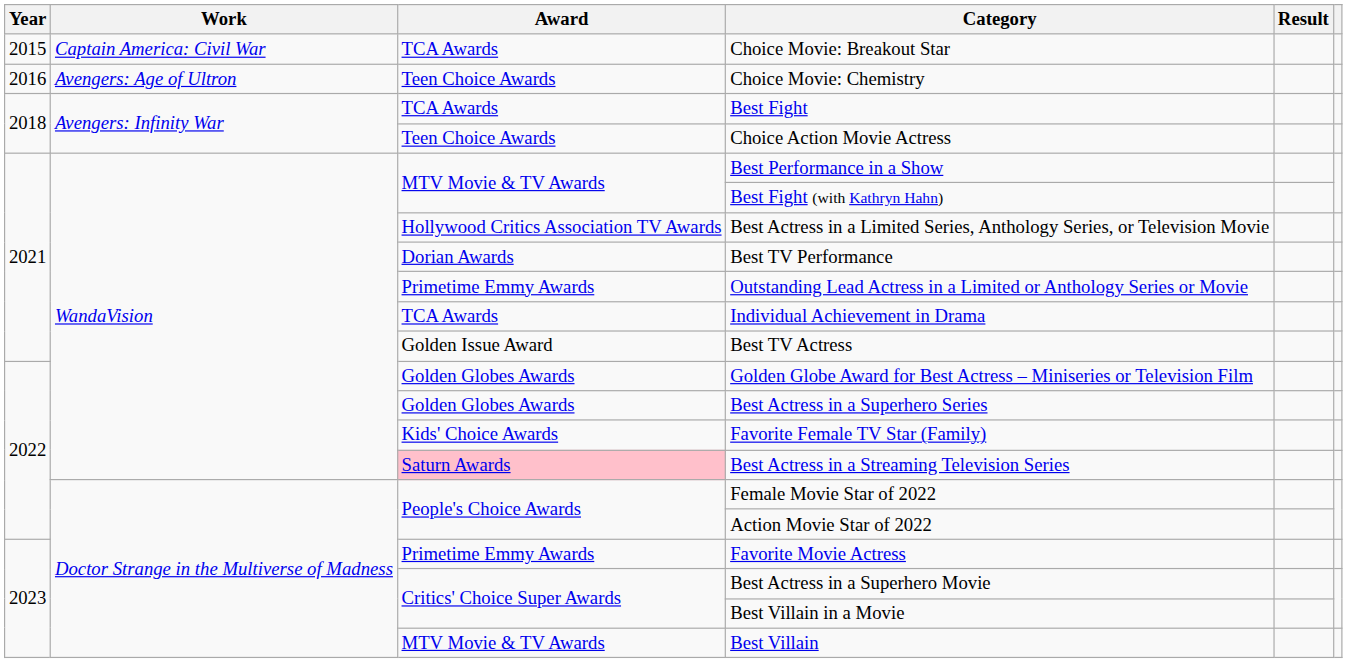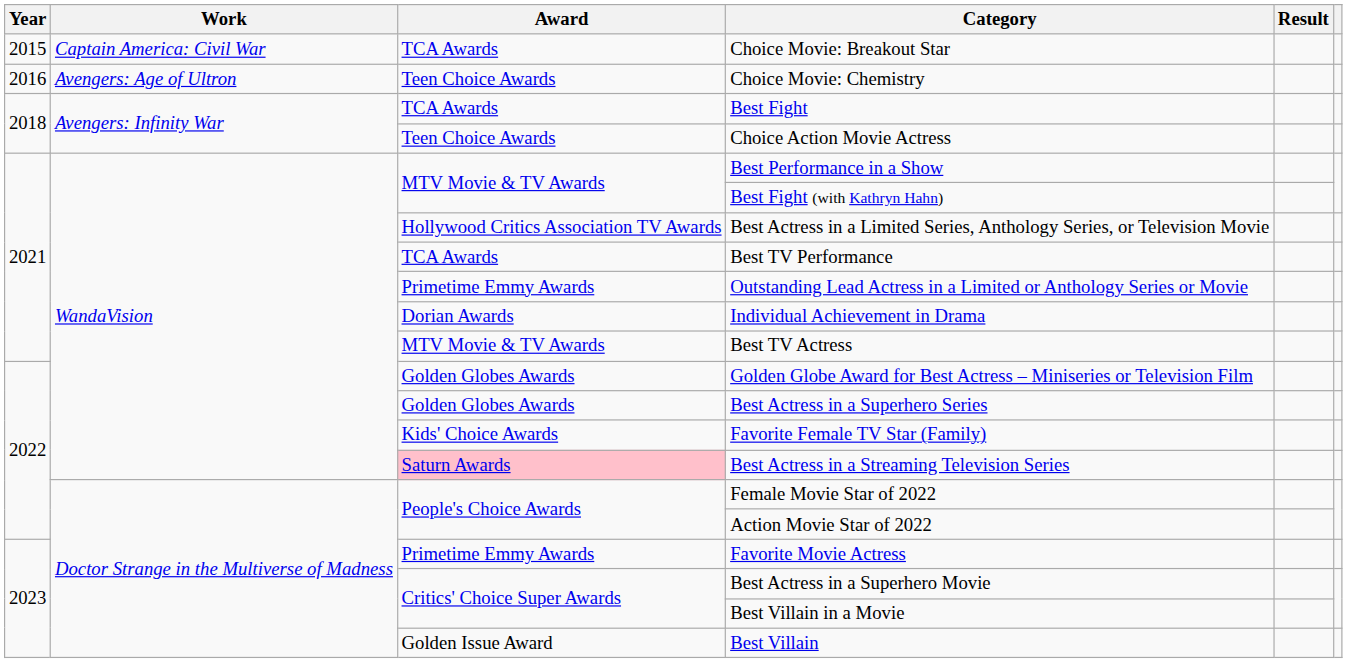(458, 256) Dorian Awards -> (450, 256) TCA Awards
(450, 316) TCA Awards -> (458, 316) Dorian Awards
(477, 345) Golden Issue Award -> (503, 345) MTV Movie & TV Awards
(503, 642) MTV Movie & TV Awards -> (477, 642) Golden Issue Award
